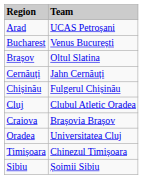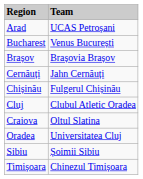(75, 58) Oltul Slatina -> (83, 58) Brașovia Brașov
(83, 120) Brașovia Brașov -> (75, 120) Oltul Slatina
rows swapped: (17, 167) <-> (26, 151)
